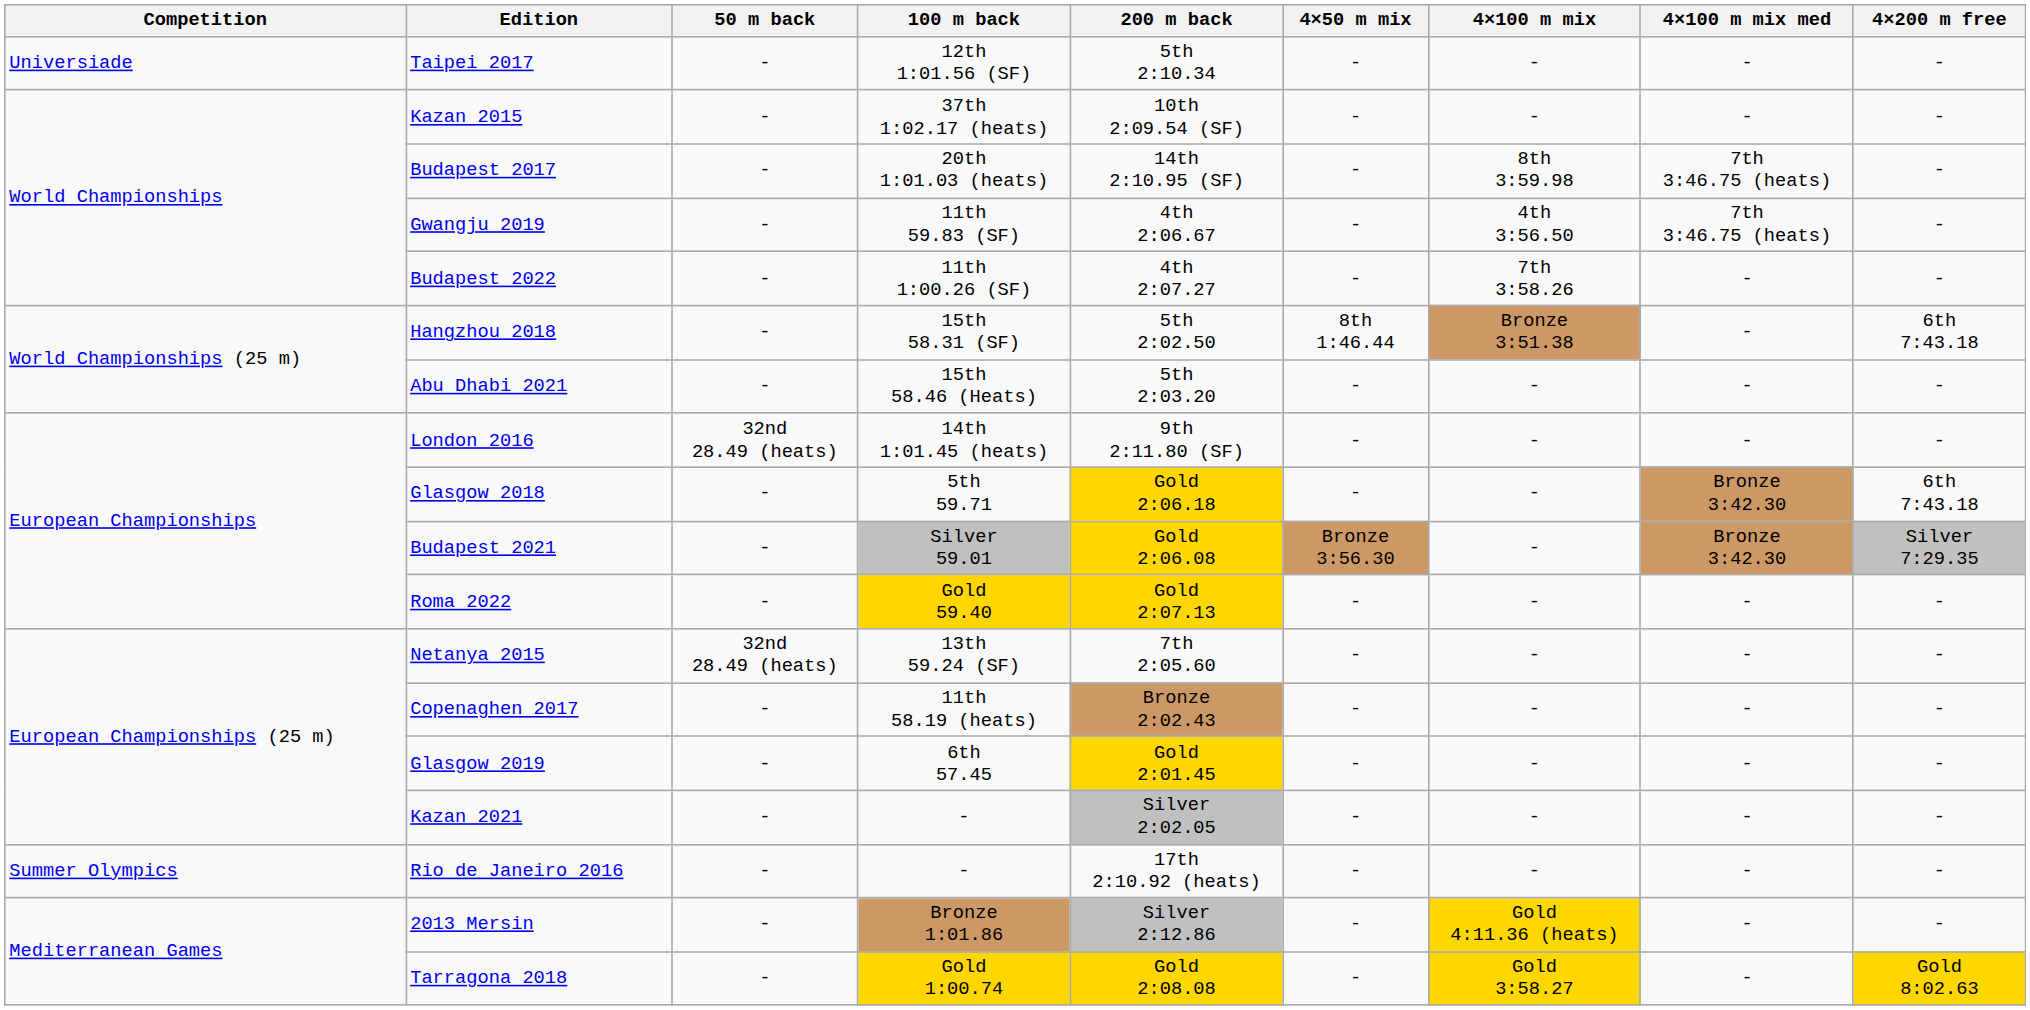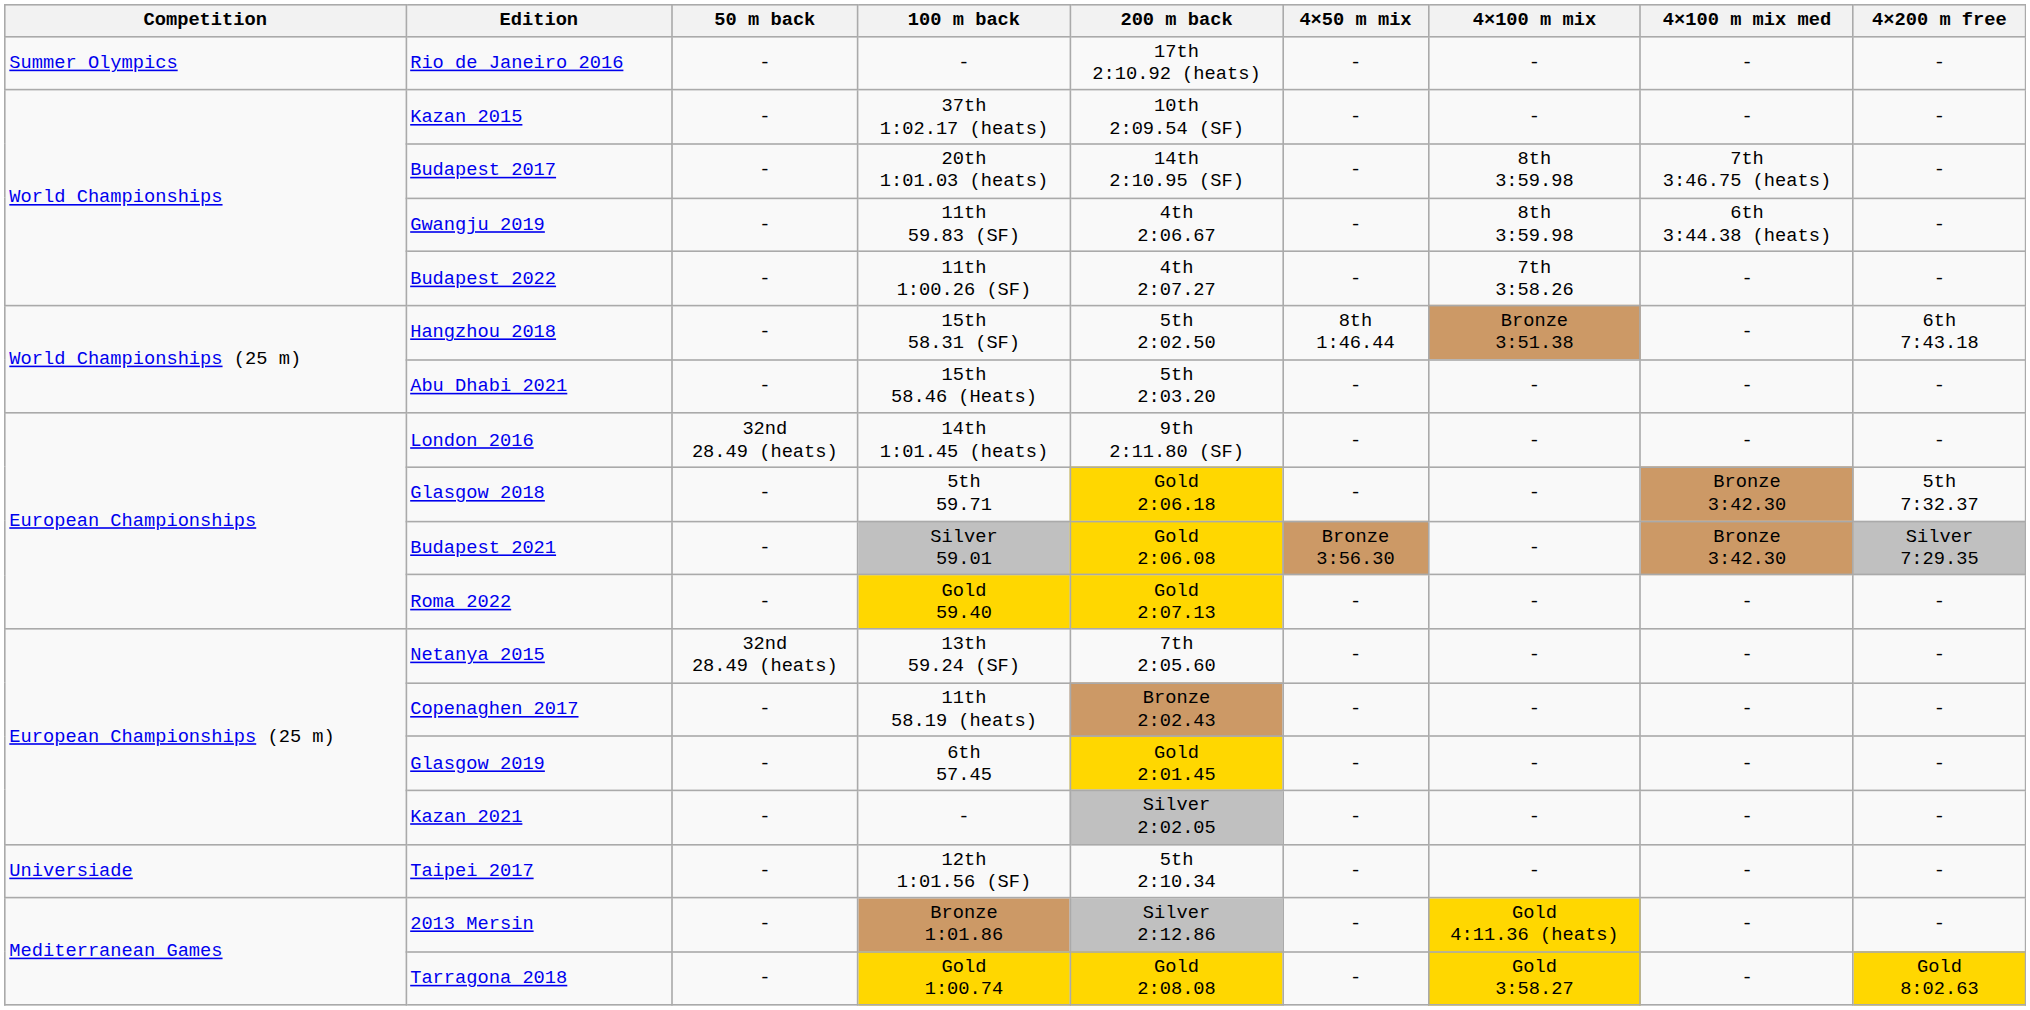rows swapped: (517, 871) <-> (472, 63)
(1534, 224) 4th 3:56.50 -> (1534, 224) 8th 3:59.98
(1747, 224) 7th 3:46.75 (heats) -> (1747, 224) 6th 3:44.38 (heats)
(1939, 494) 6th 7:43.18 -> (1939, 494) 5th 7:32.37
